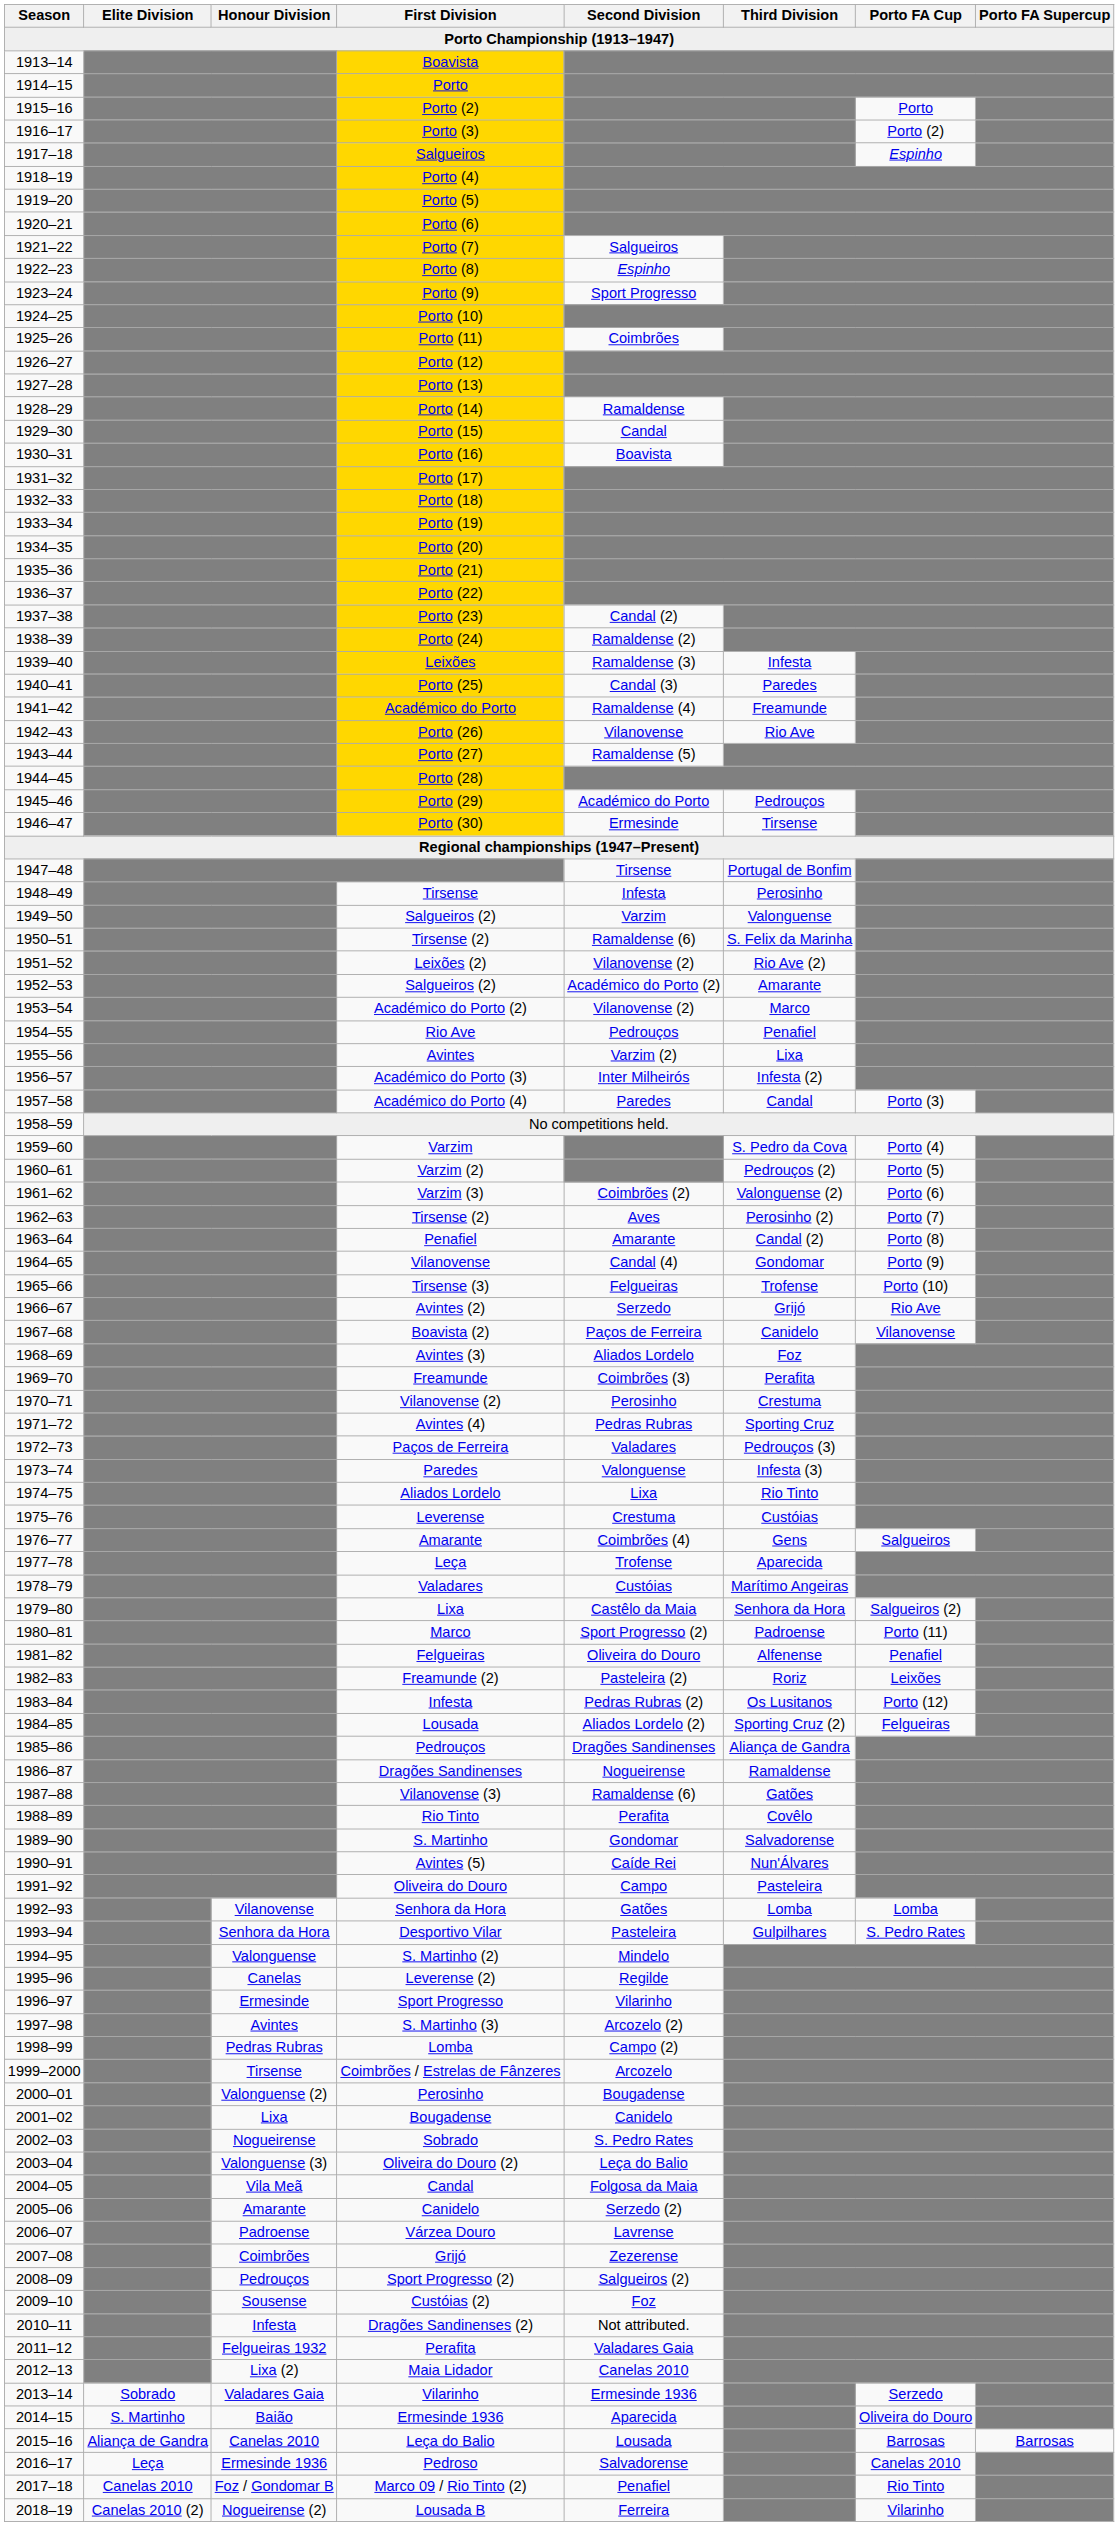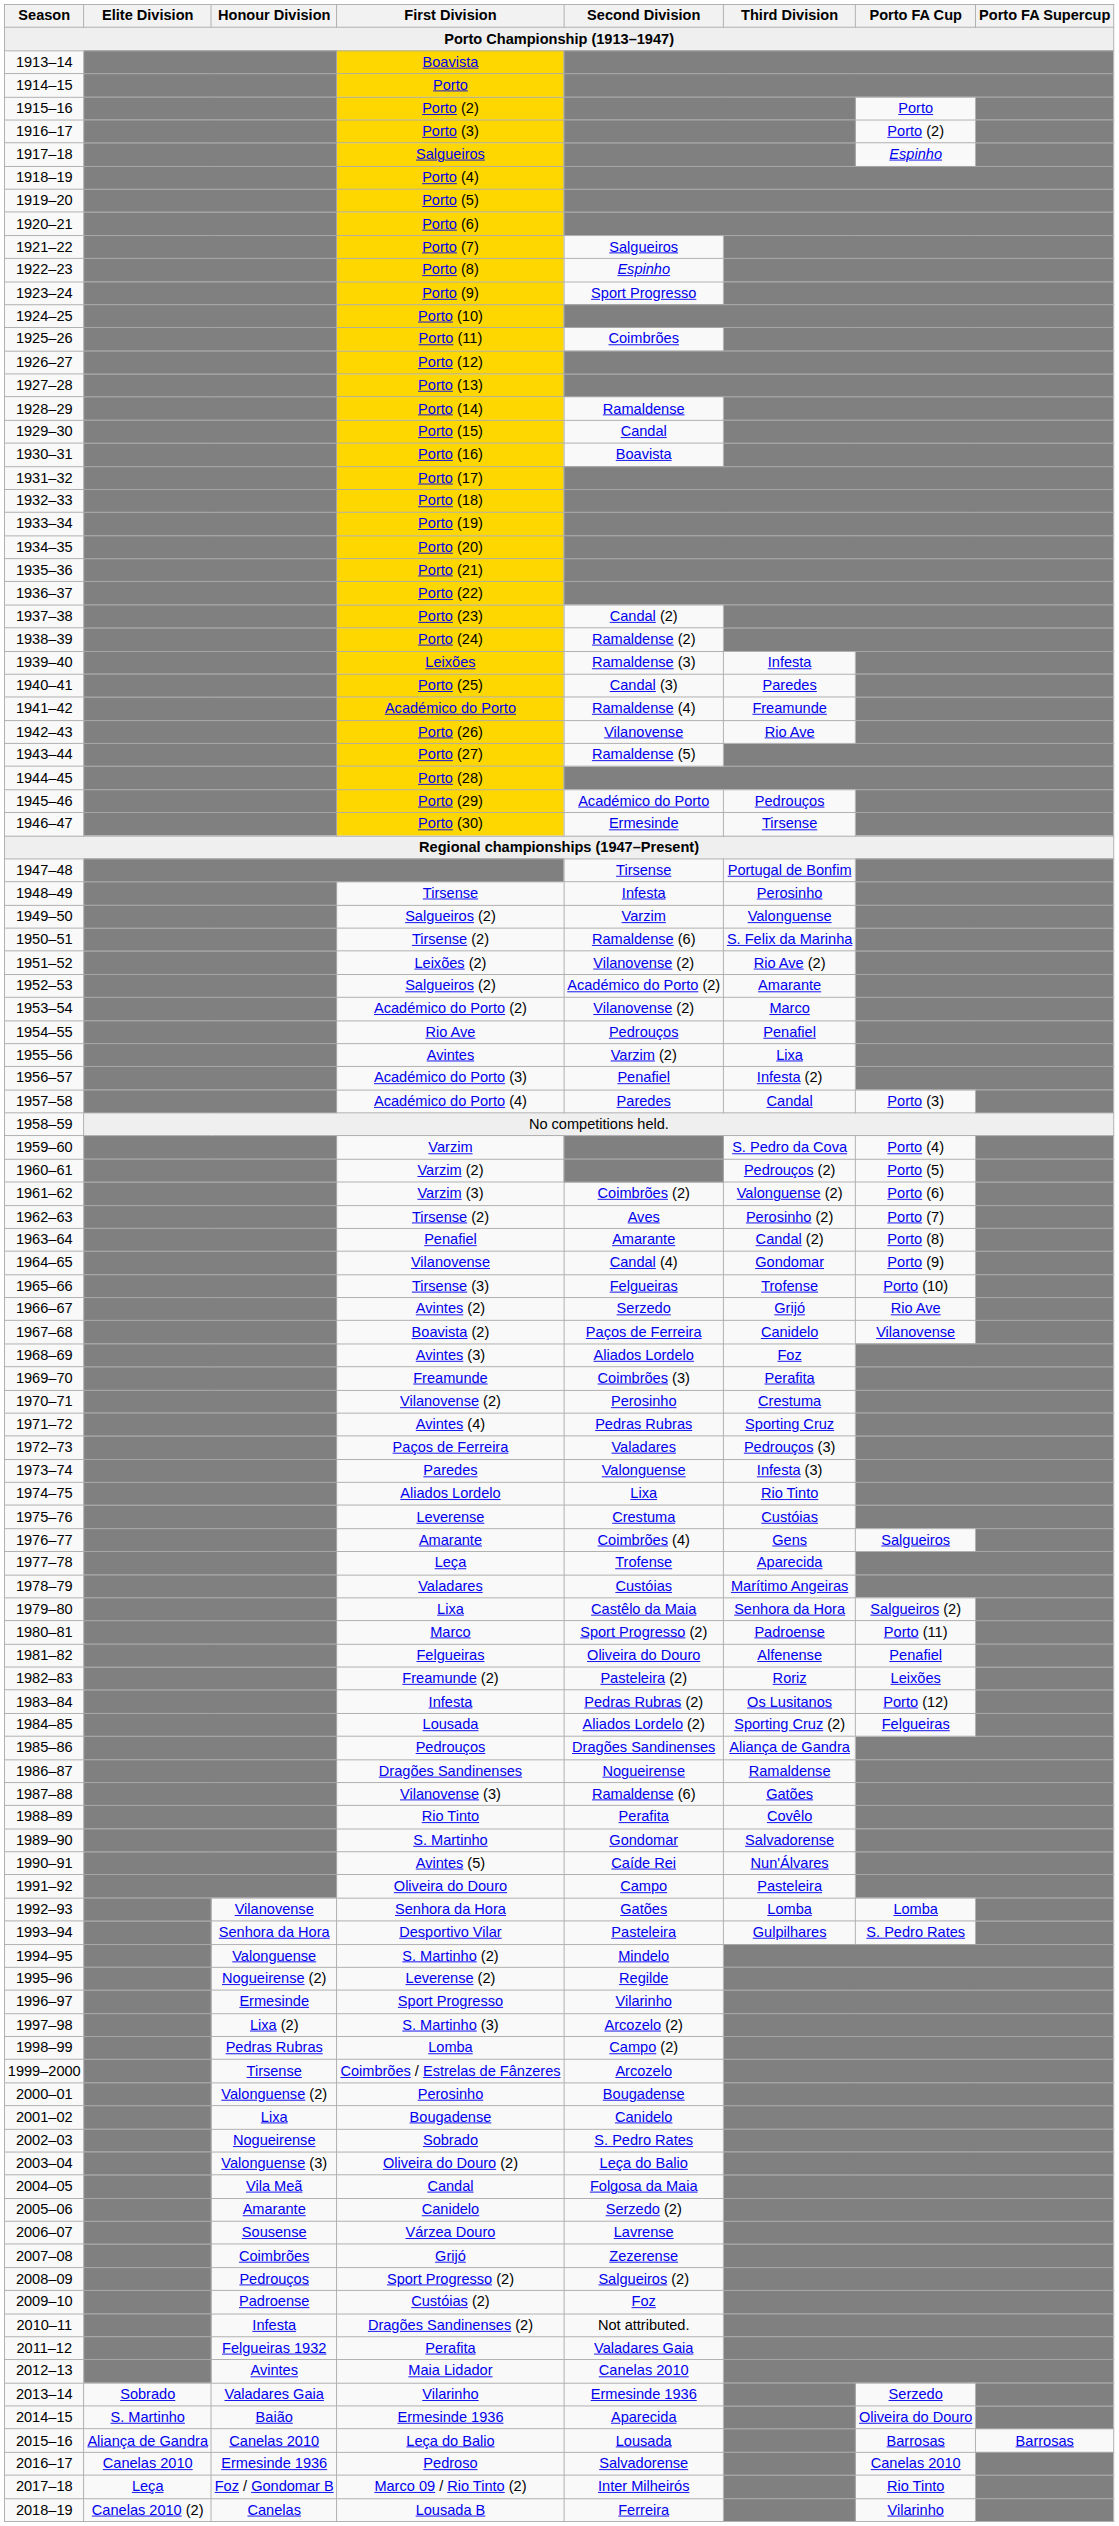(644, 1078) Inter Milheirós -> (644, 1078) Penafiel
(274, 1978) Canelas -> (274, 1978) Nogueirense (2)
(274, 2024) Avintes -> (274, 2024) Lixa (2)
(274, 2232) Padroense -> (274, 2232) Sousense
(274, 2302) Sousense -> (274, 2302) Padroense
(274, 2371) Lixa (2) -> (274, 2371) Avintes
(148, 2463) Leça -> (148, 2463) Canelas 2010
(148, 2486) Canelas 2010 -> (148, 2486) Leça
(644, 2486) Penafiel -> (644, 2486) Inter Milheirós
(274, 2509) Nogueirense (2) -> (274, 2509) Canelas
